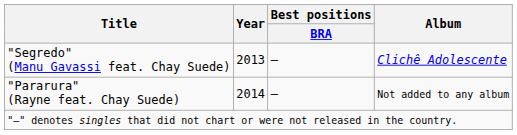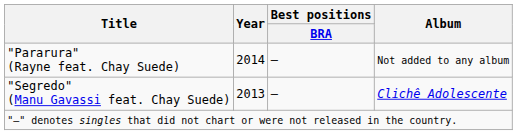rows swapped: (119, 60) <-> (94, 93)
